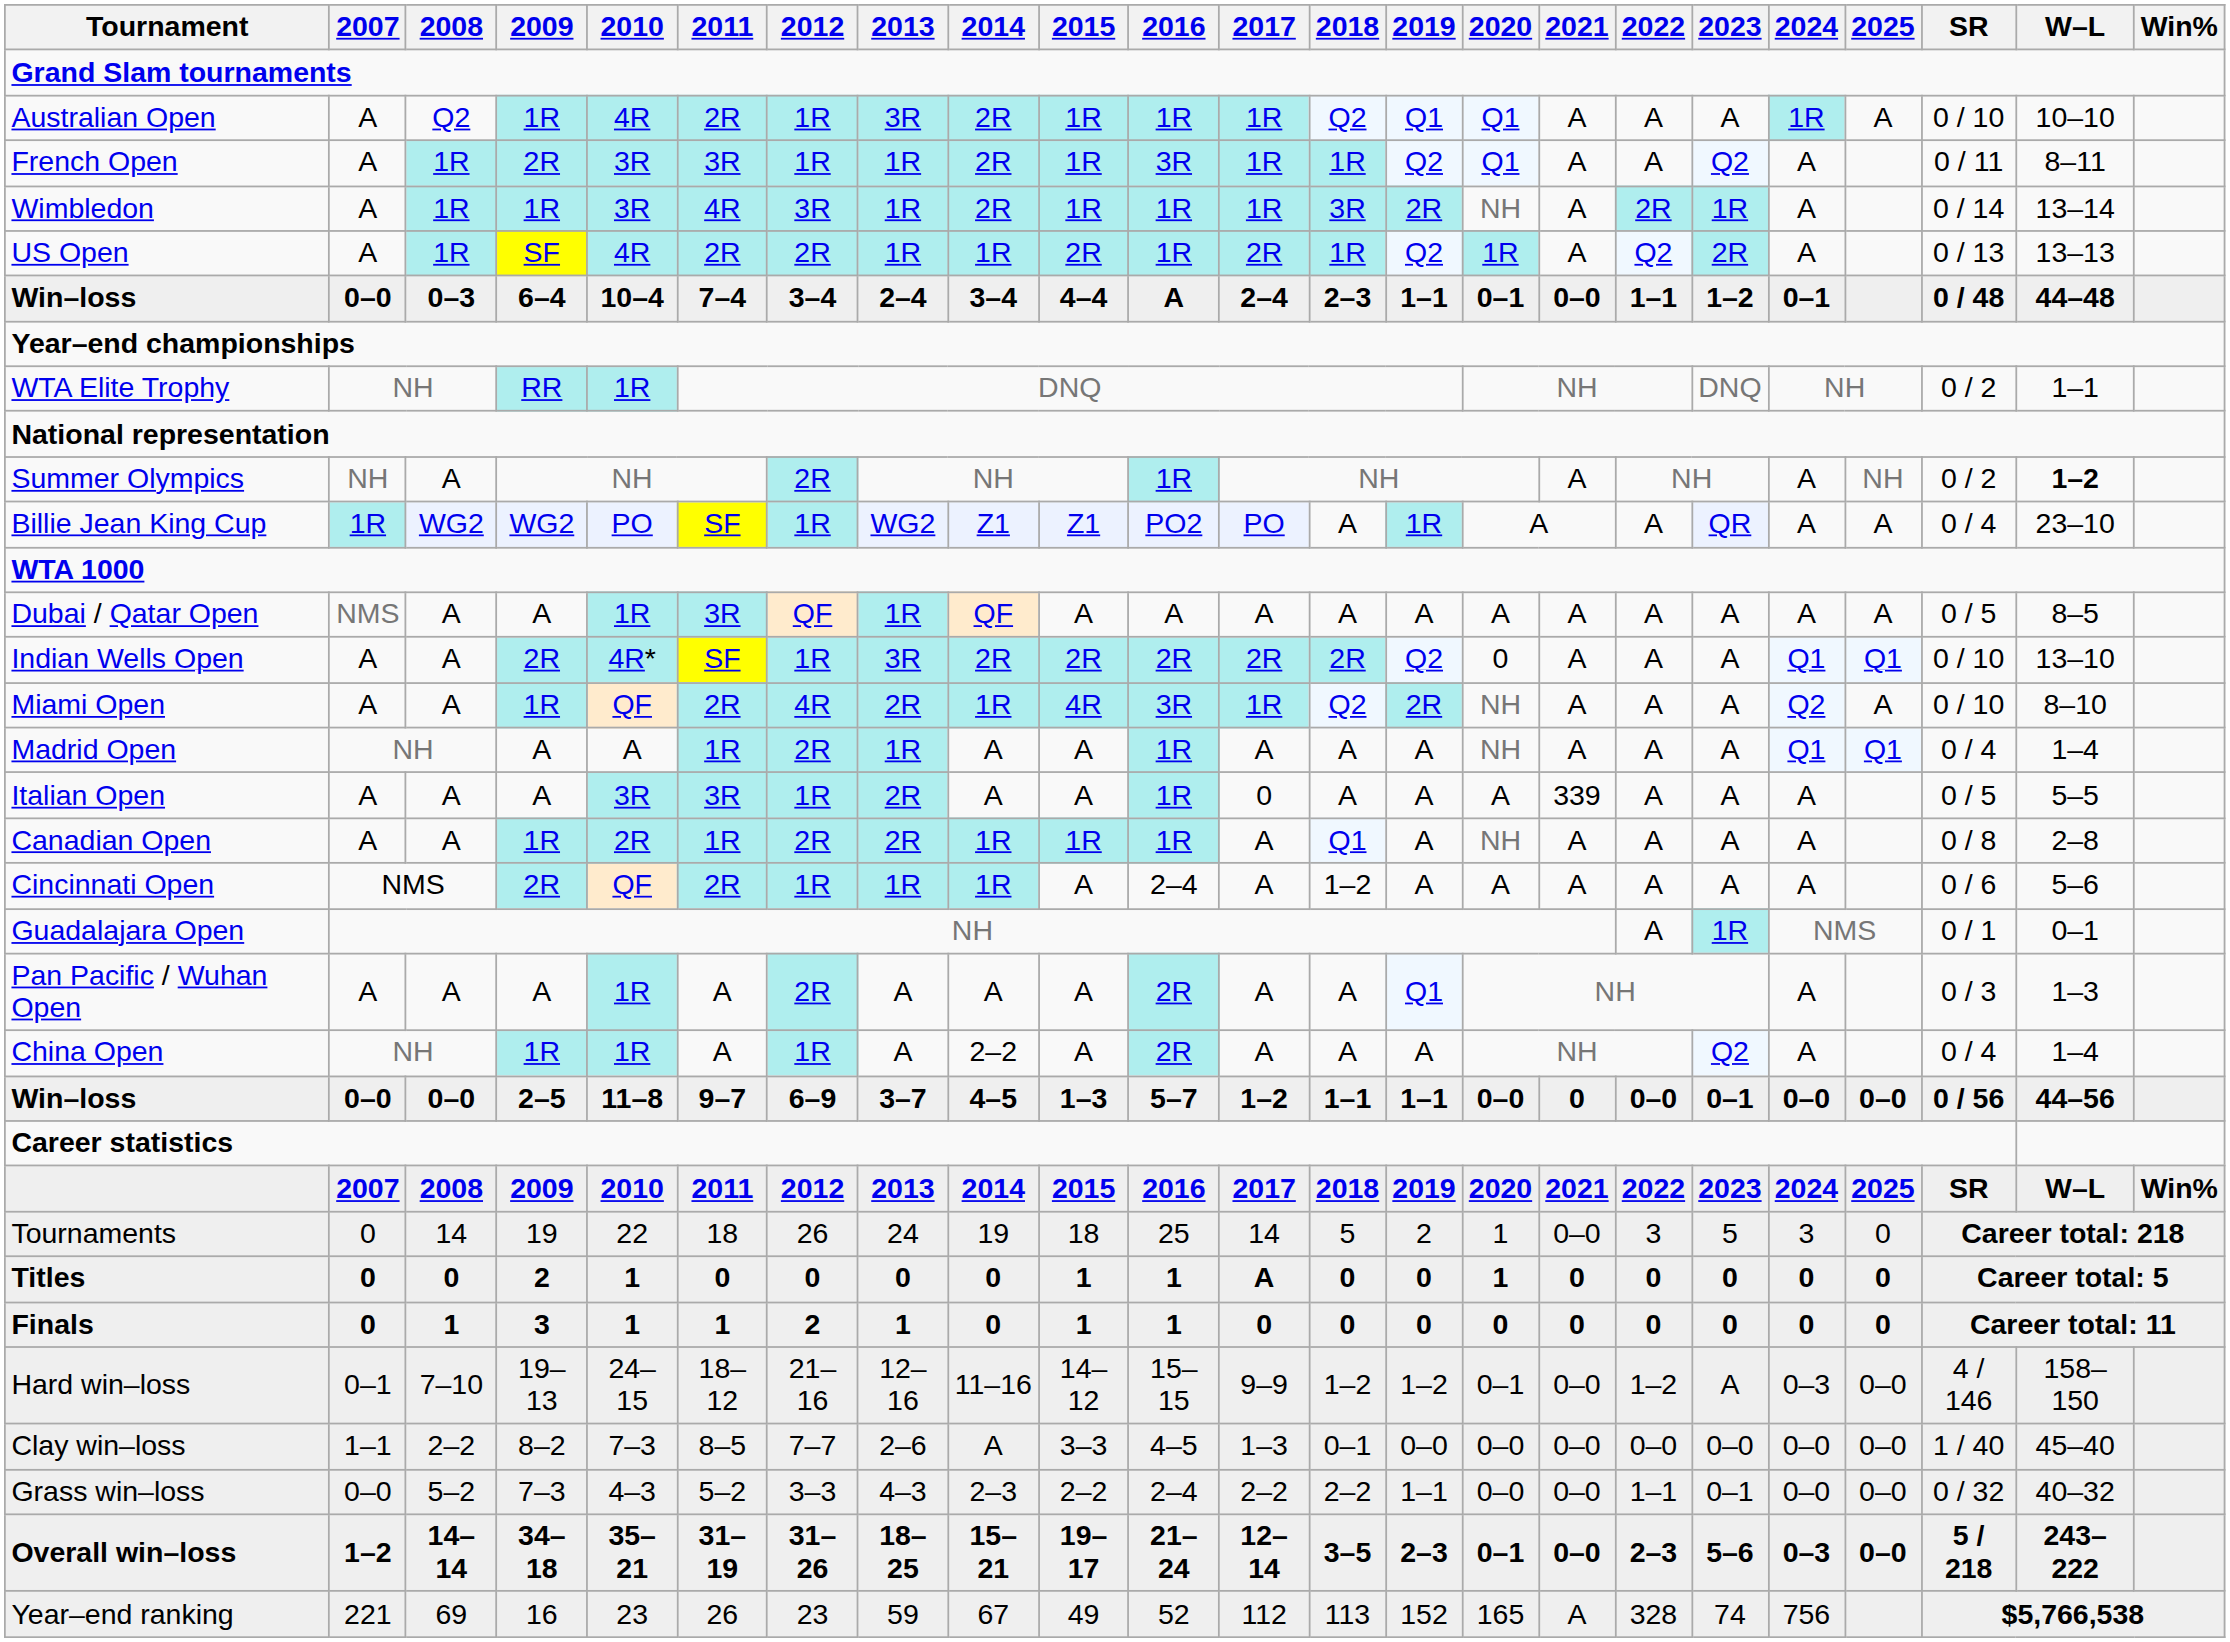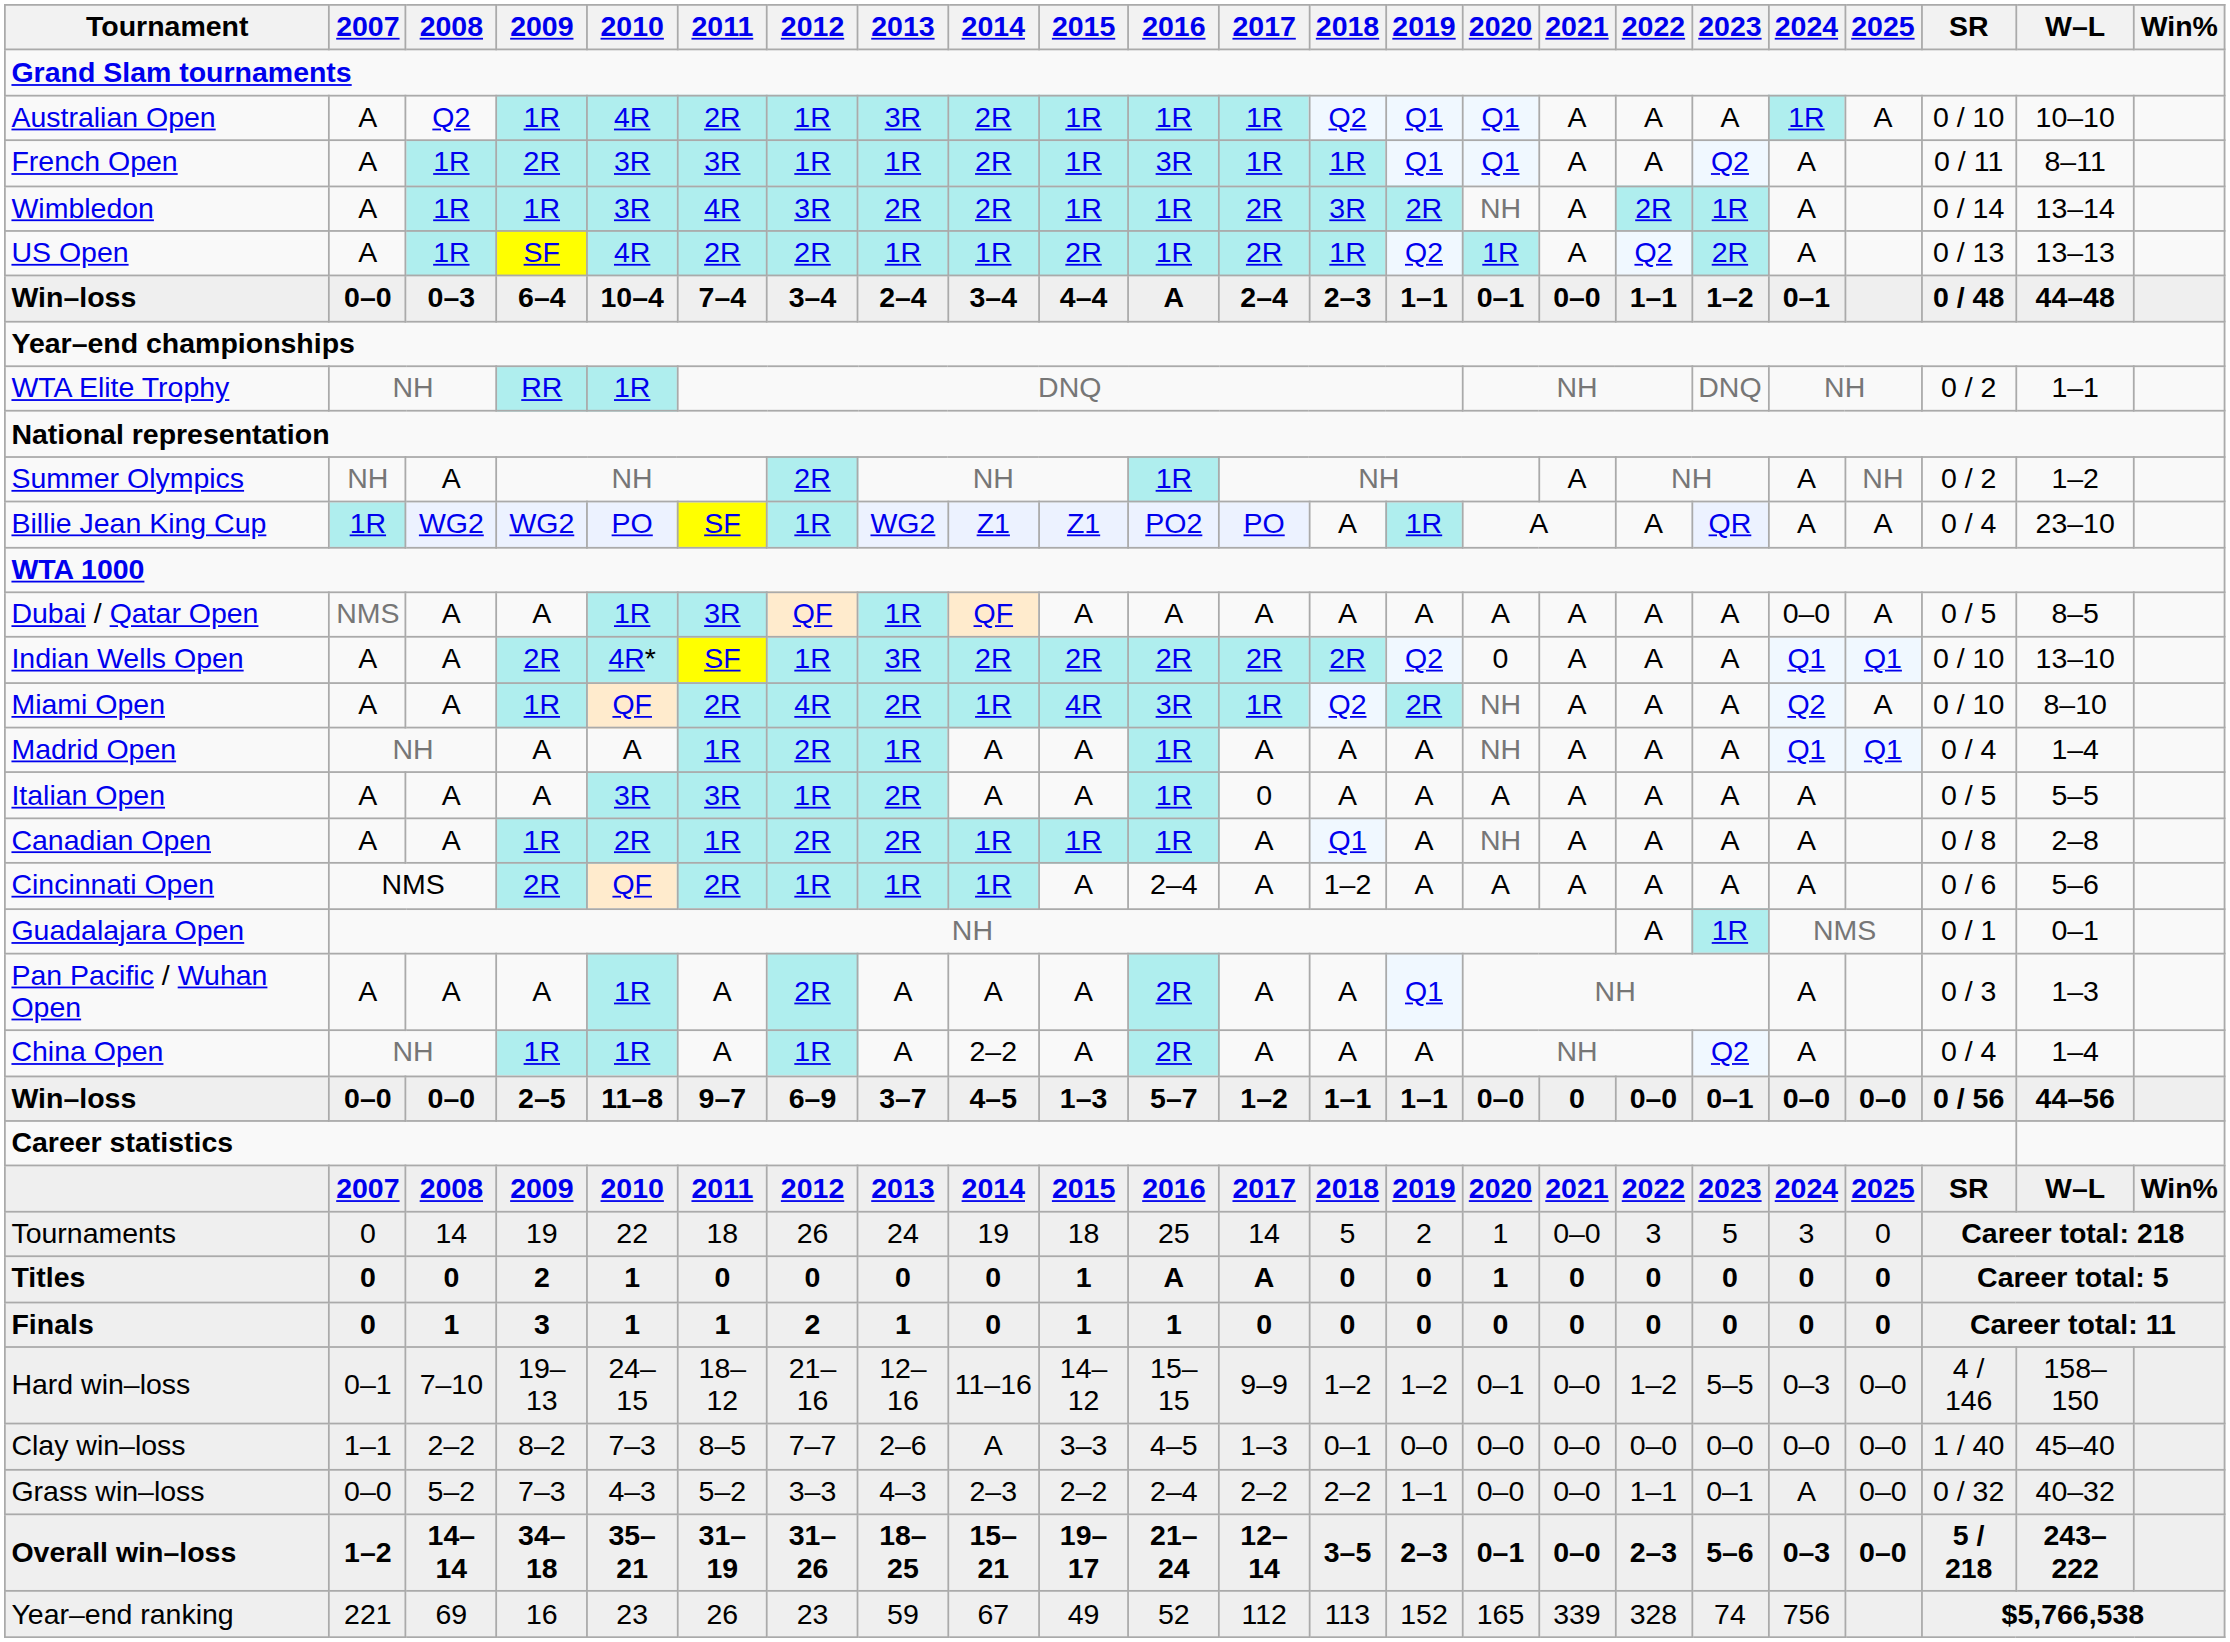(1424, 162) Q2 -> (1424, 162) Q1
(903, 207) 1R -> (903, 207) 2R
(1264, 207) 1R -> (1264, 207) 2R
(2075, 478) bold -> (2075, 478) normal
(1806, 614) A -> (1806, 614) 0–0
(1577, 794) 339 -> (1577, 794) A
(1174, 1278) 1 -> (1174, 1278) A
(1730, 1385) A -> (1730, 1385) 5–5
(1806, 1491) 0–0 -> (1806, 1491) A
(1577, 1613) A -> (1577, 1613) 339
